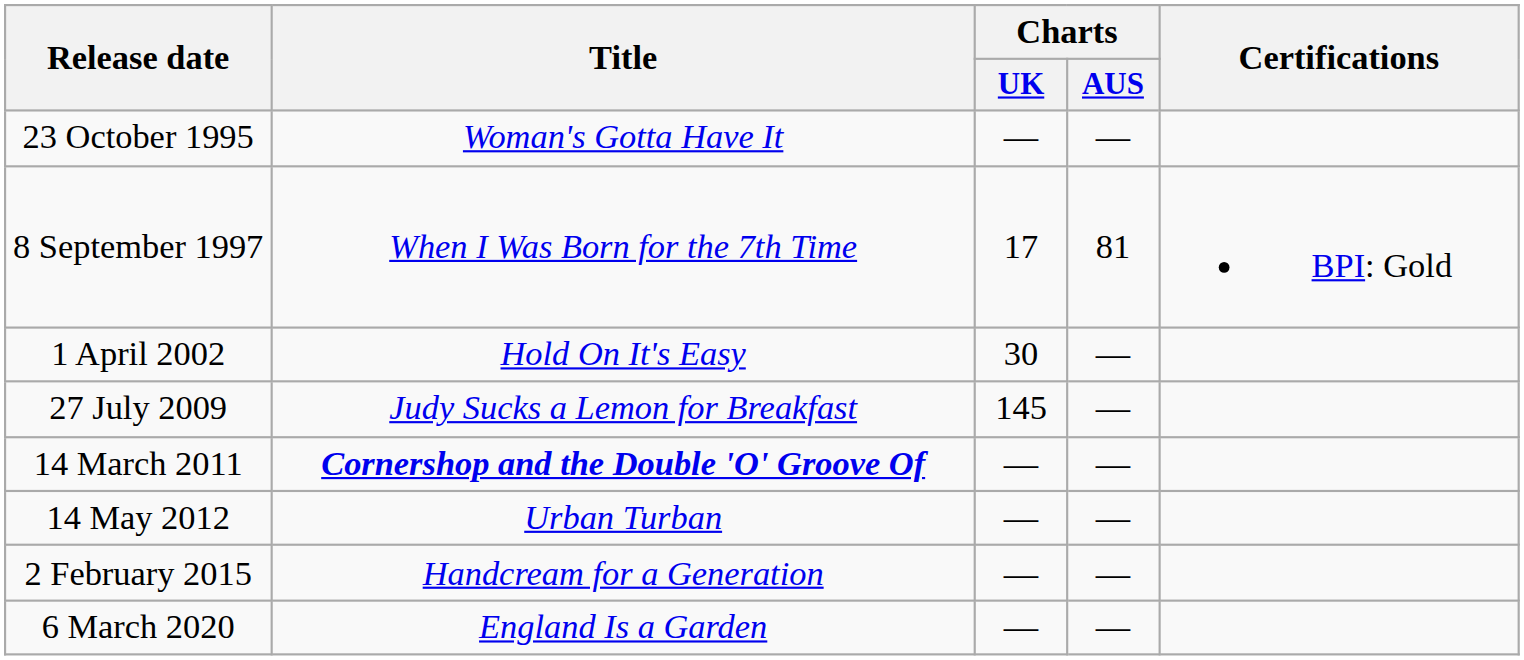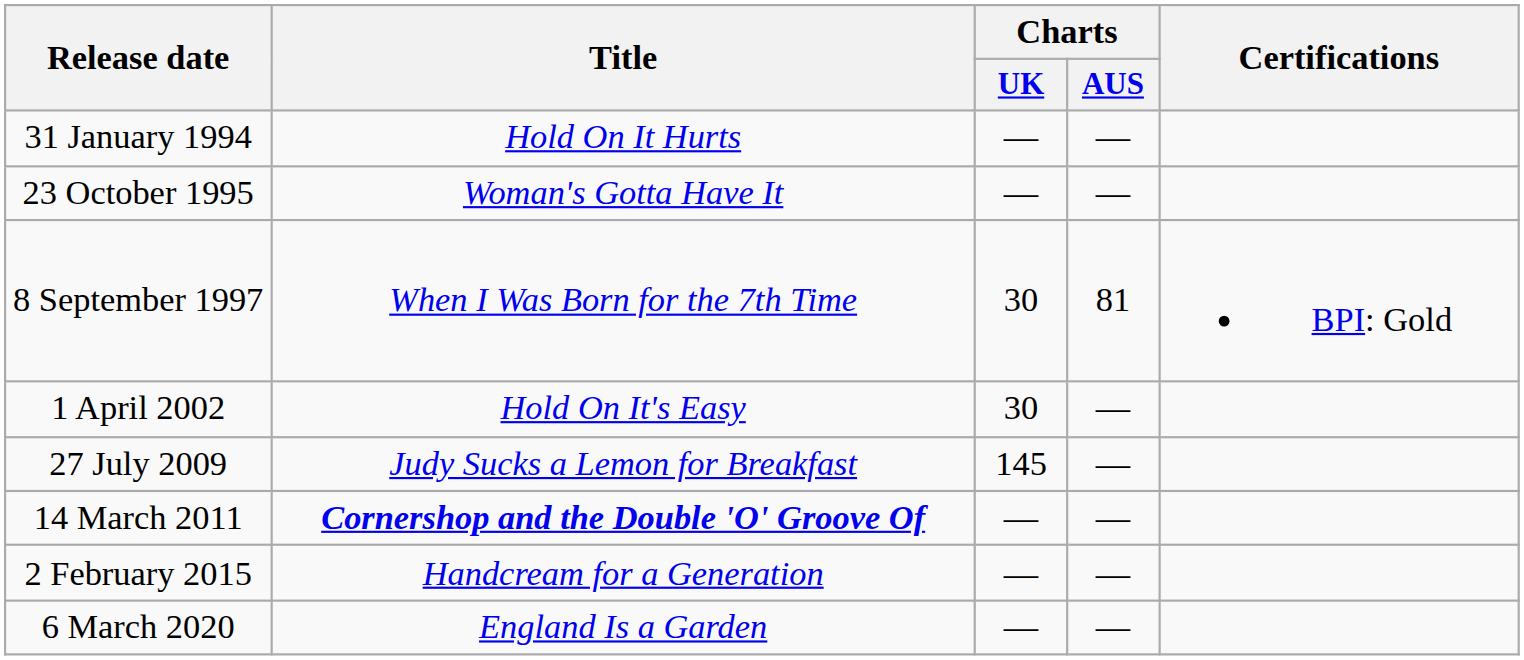+ row: (138, 137)
(1021, 245) 17 -> (1021, 300) 30
- row: (138, 517)
